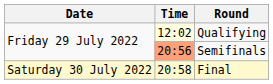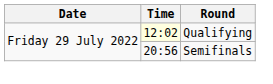(174, 51) lightsalmon background -> (161, 51) no background
- row: (214, 70)
